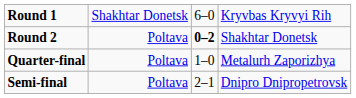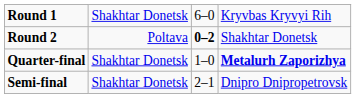(168, 60) Poltava -> (140, 60) Shakhtar Donetsk
(278, 60) normal -> (283, 60) bold
(168, 82) Poltava -> (140, 82) Shakhtar Donetsk
